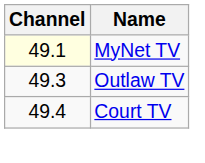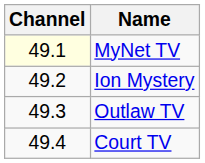+ row: (144, 81)
